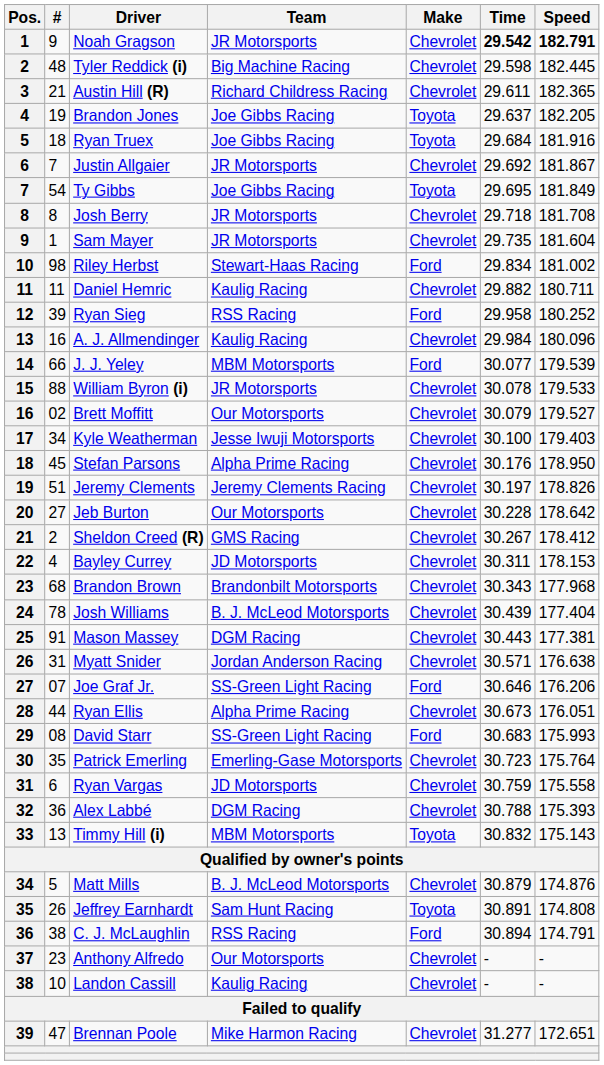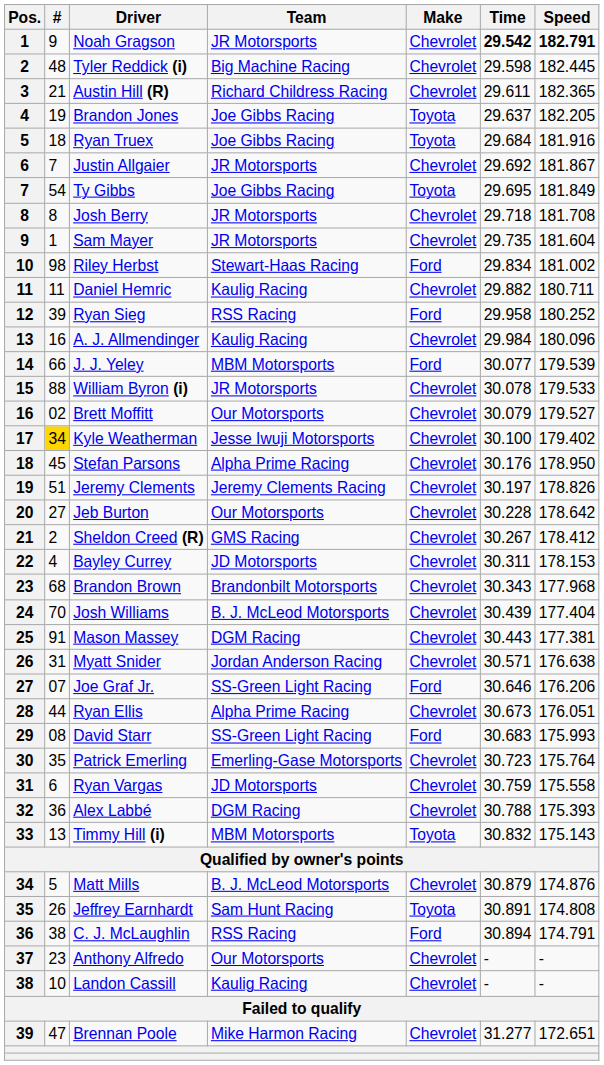(57, 438) no background -> (57, 438) gold background
(567, 438) 179.403 -> (567, 438) 179.402
(57, 612) 78 -> (57, 612) 70
